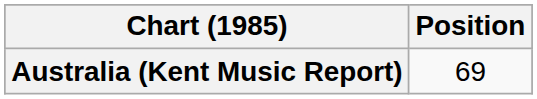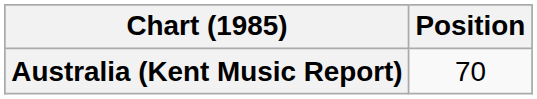(470, 70) 69 -> (470, 70) 70
